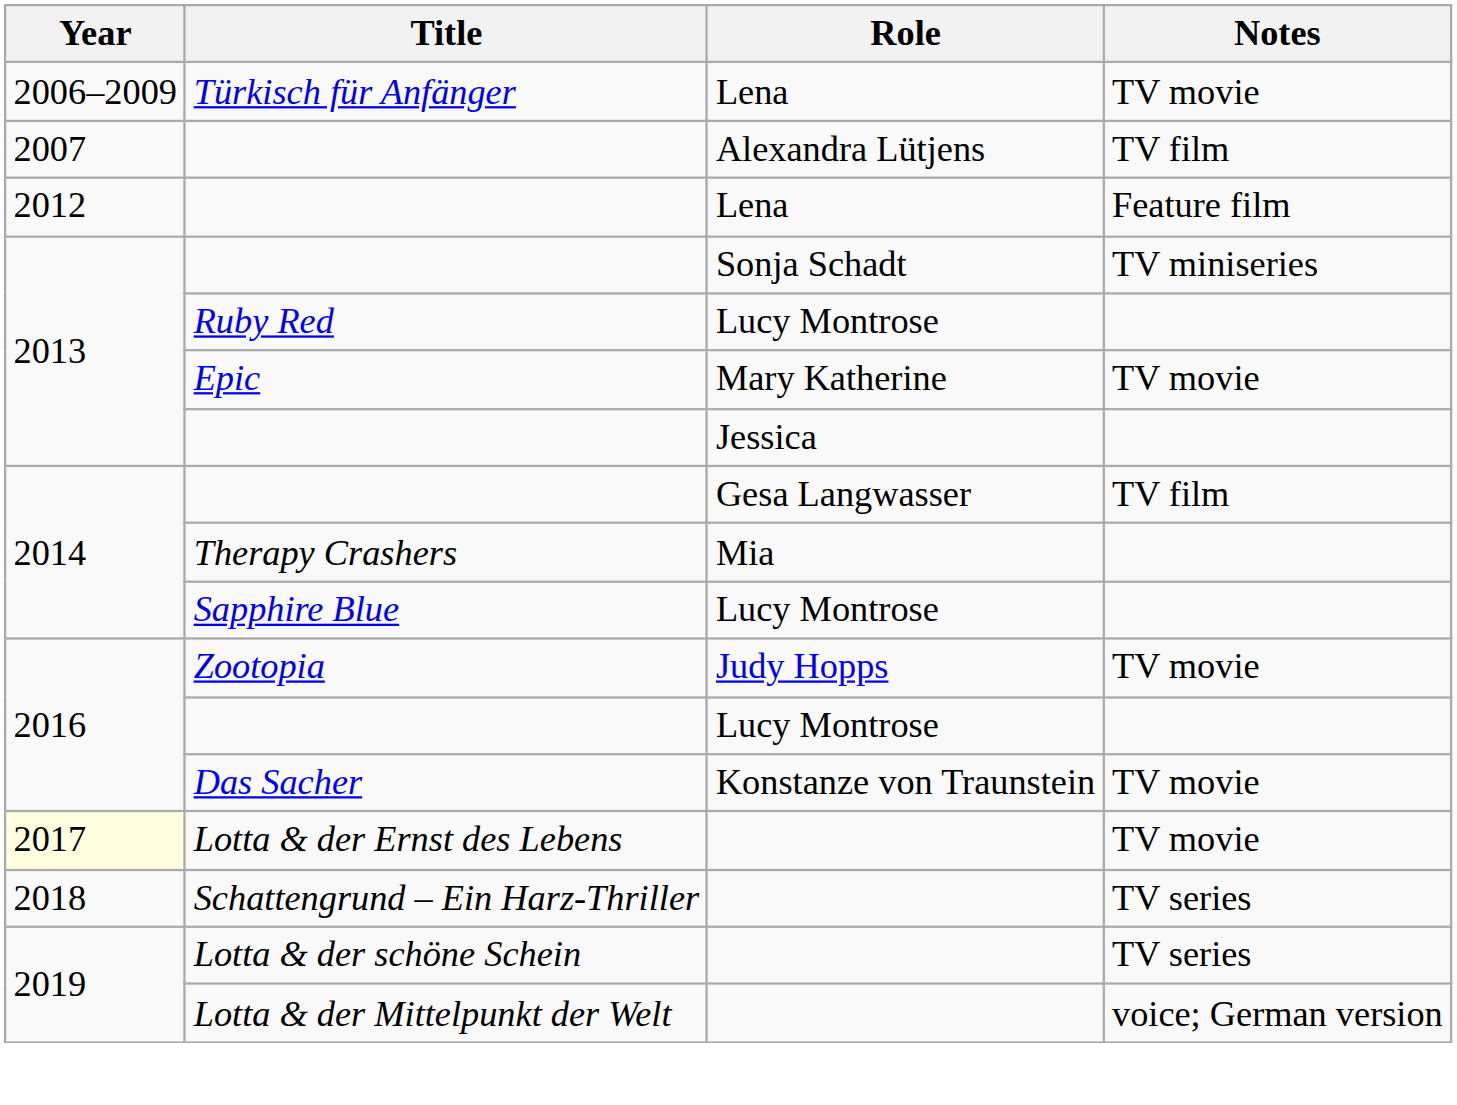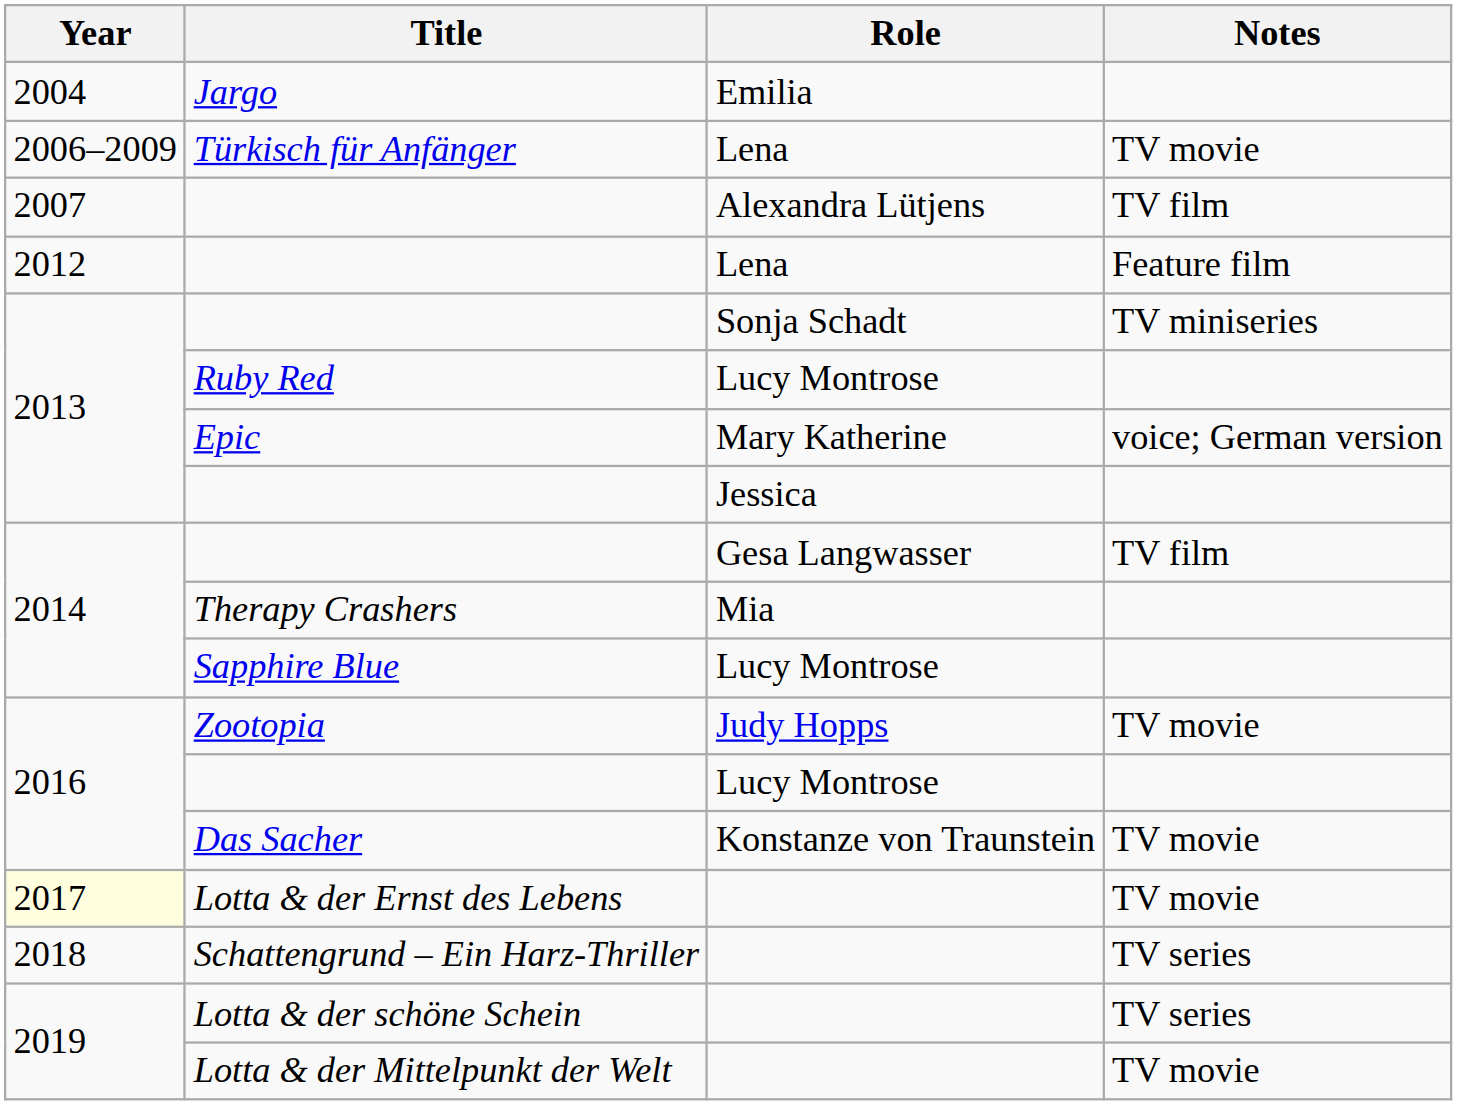+ row: (235, 90)
(1186, 378) TV movie -> (1277, 436) voice; German version
(1277, 1012) voice; German version -> (1186, 1070) TV movie
